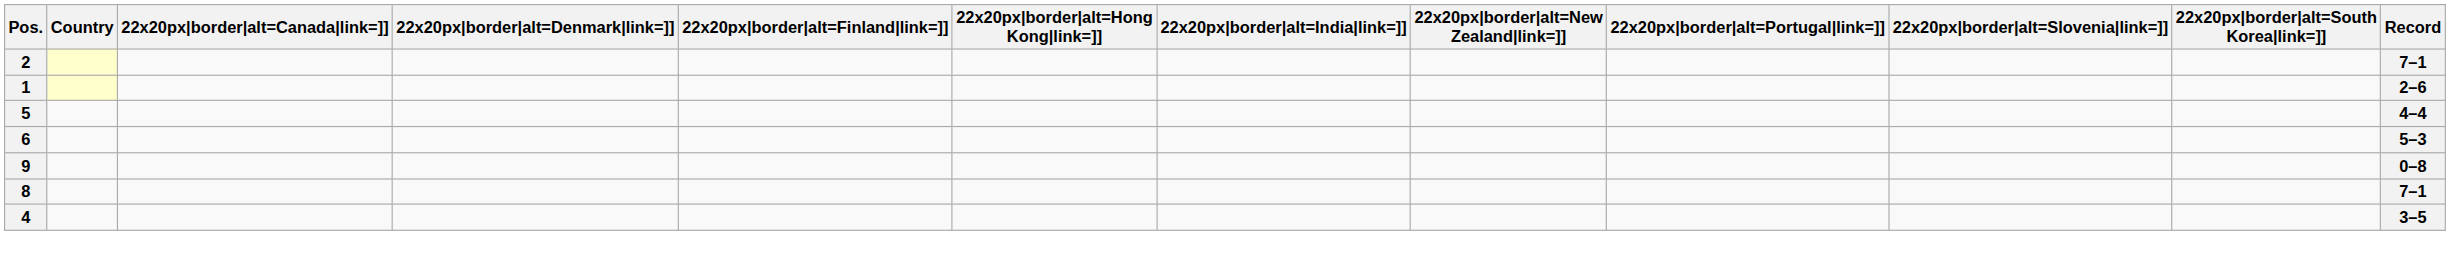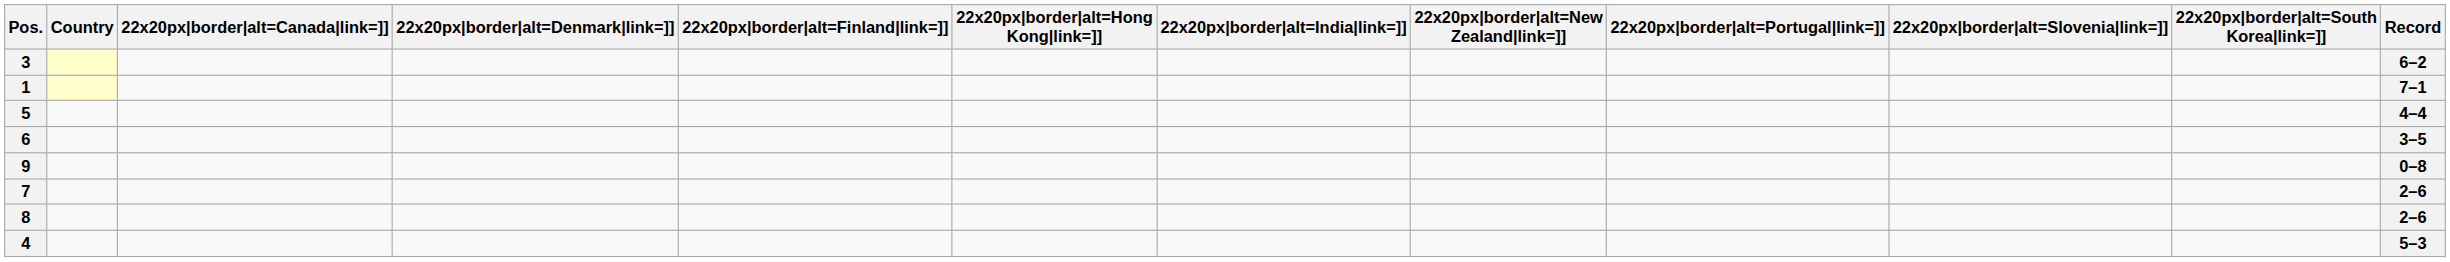- row: (26, 62)
+ row: (26, 62)
(2413, 88) 2–6 -> (2413, 88) 7–1
(2413, 140) 5–3 -> (2413, 140) 3–5
+ row: (26, 192)
(2413, 192) 7–1 -> (2413, 218) 2–6
(2413, 218) 3–5 -> (2413, 244) 5–3
